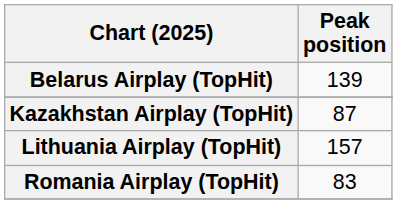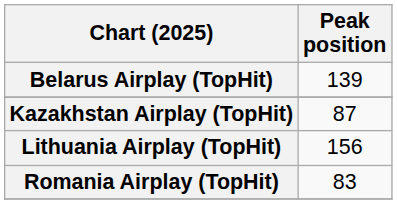(345, 147) 157 -> (345, 147) 156
